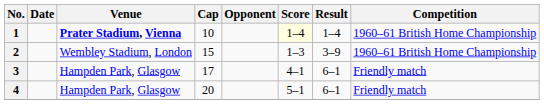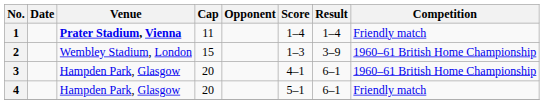(208, 33) 10 -> (208, 33) 11
(295, 33) lightyellow background -> (295, 33) no background
(445, 33) 1960–61 British Home Championship -> (390, 33) Friendly match
(208, 71) 17 -> (208, 71) 20
(390, 71) Friendly match -> (445, 71) 1960–61 British Home Championship
